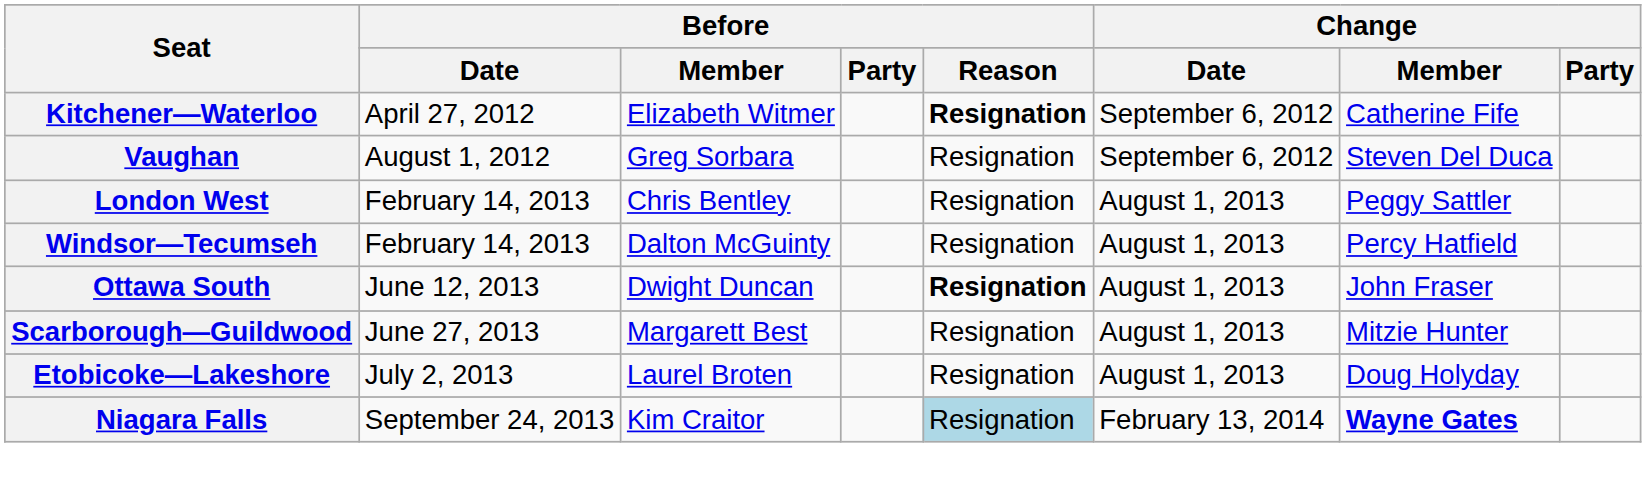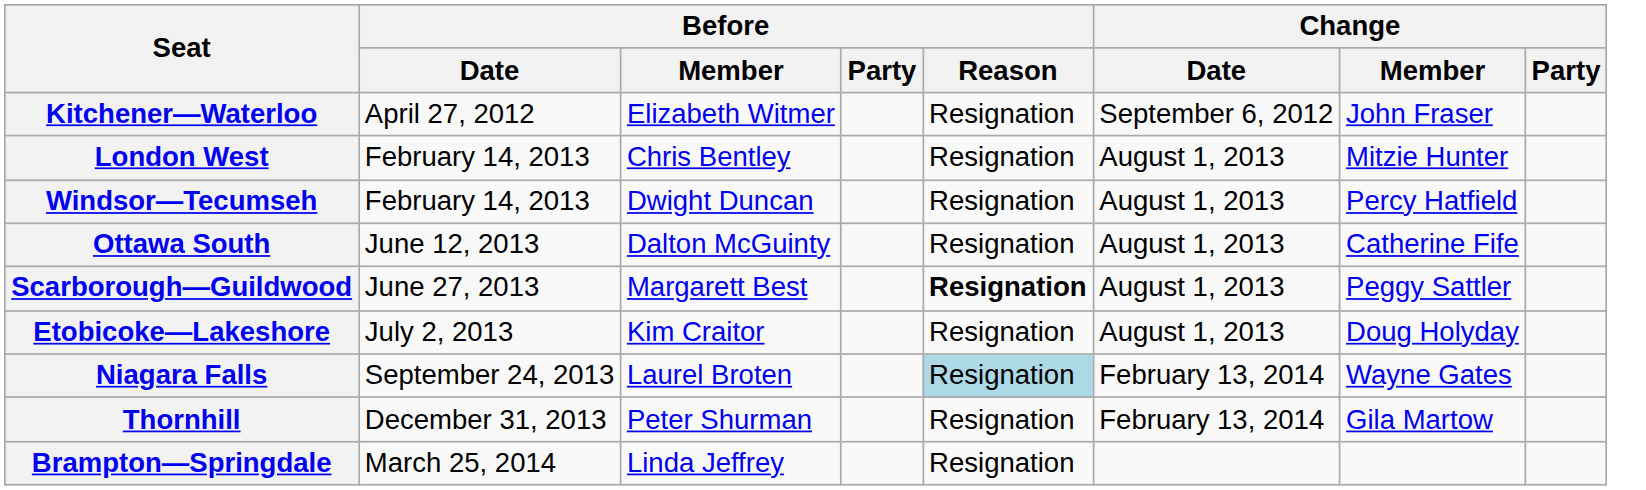(1008, 113) bold -> (1002, 113) normal
(1432, 113) Catherine Fife -> (1419, 113) John Fraser
- row: (182, 157)
(1429, 200) Peggy Sattler -> (1427, 157) Mitzie Hunter
(729, 244) Dalton McGuinty -> (720, 200) Dwight Duncan
(720, 288) Dwight Duncan -> (729, 244) Dalton McGuinty
(1008, 288) bold -> (1002, 244) normal
(1419, 288) John Fraser -> (1432, 244) Catherine Fife
(1002, 331) normal -> (1008, 288) bold
(1427, 331) Mitzie Hunter -> (1429, 288) Peggy Sattler
(710, 375) Laurel Broten -> (696, 331) Kim Craitor
(696, 419) Kim Craitor -> (710, 375) Laurel Broten
(1432, 419) bold -> (1429, 375) normal
+ row: (182, 419)
+ row: (182, 462)
